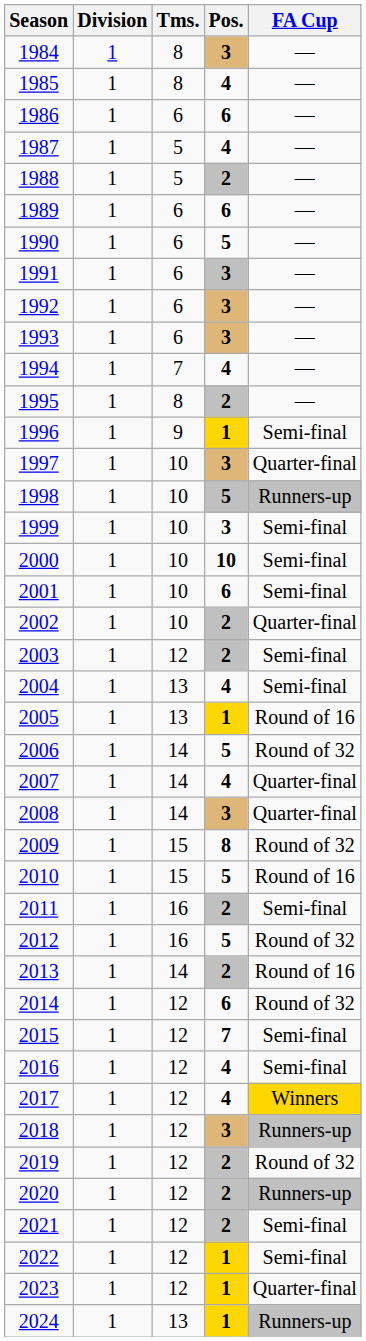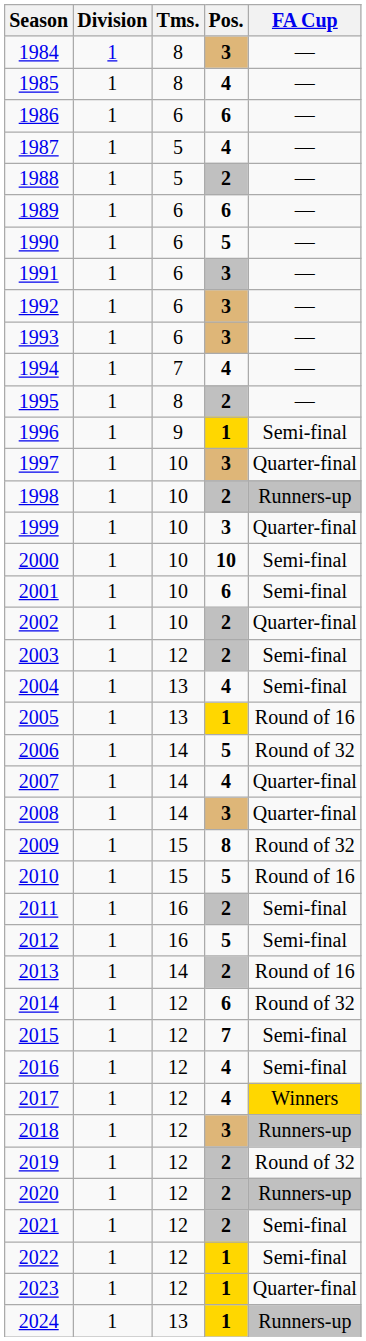(226, 496) 5 -> (226, 496) 2
(305, 527) Semi-final -> (305, 527) Quarter-final
(305, 940) Round of 32 -> (305, 940) Semi-final
